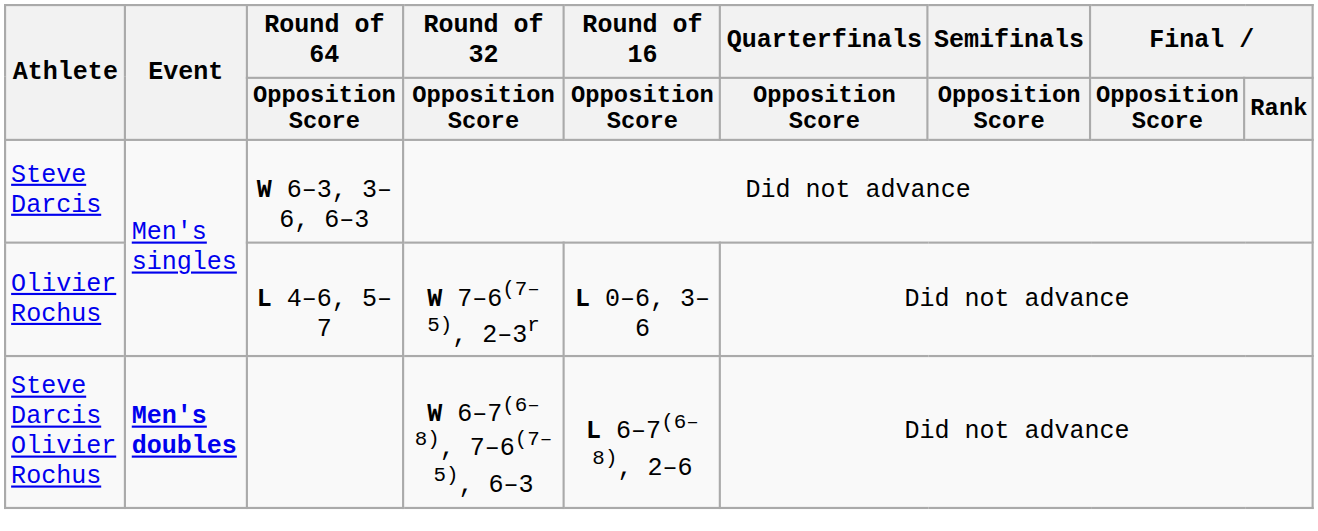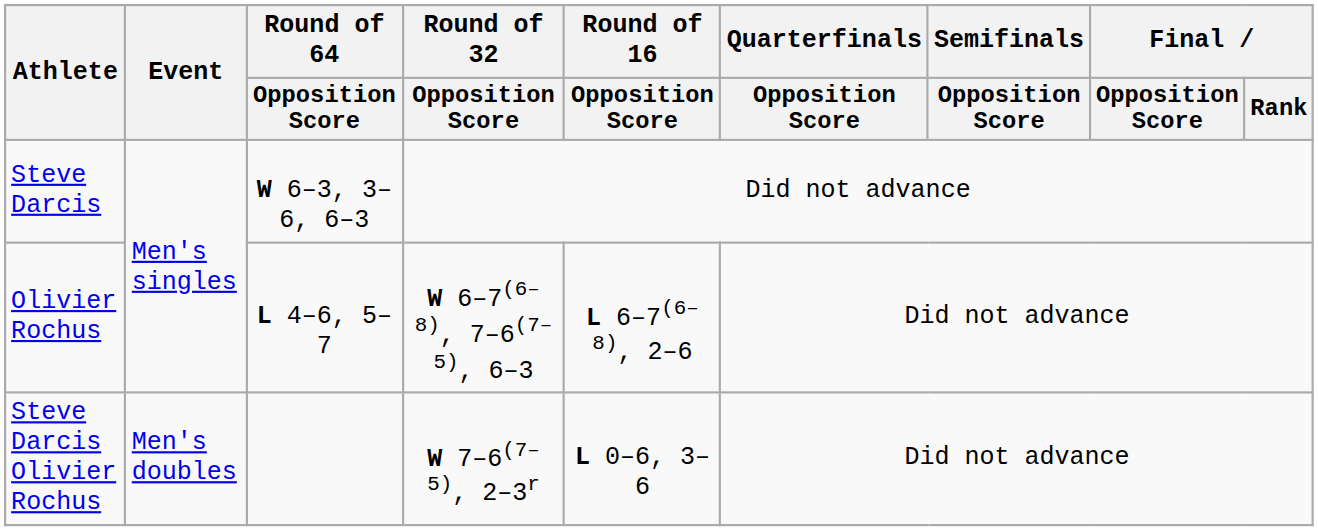(484, 314) W 7–6(7–5), 2–3r -> (483, 332) W 6–7(6–8), 7–6(7–5), 6–3
(642, 314) L 0–6, 3–6 -> (642, 332) L 6–7(6–8), 2–6
(184, 431) bold -> (184, 458) normal
(483, 446) W 6–7(6–8), 7–6(7–5), 6–3 -> (484, 473) W 7–6(7–5), 2–3r
(642, 446) L 6–7(6–8), 2–6 -> (642, 473) L 0–6, 3–6
